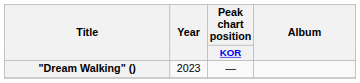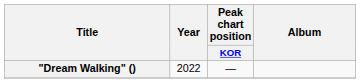(189, 69) 2023 -> (189, 69) 2022
